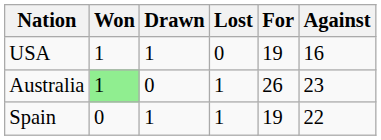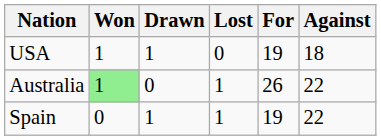(314, 53) 16 -> (314, 53) 18
(314, 85) 23 -> (314, 85) 22
